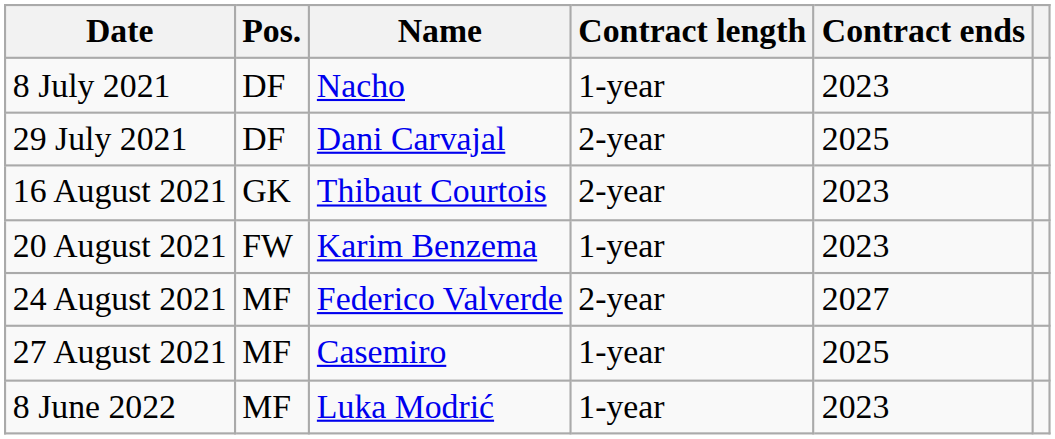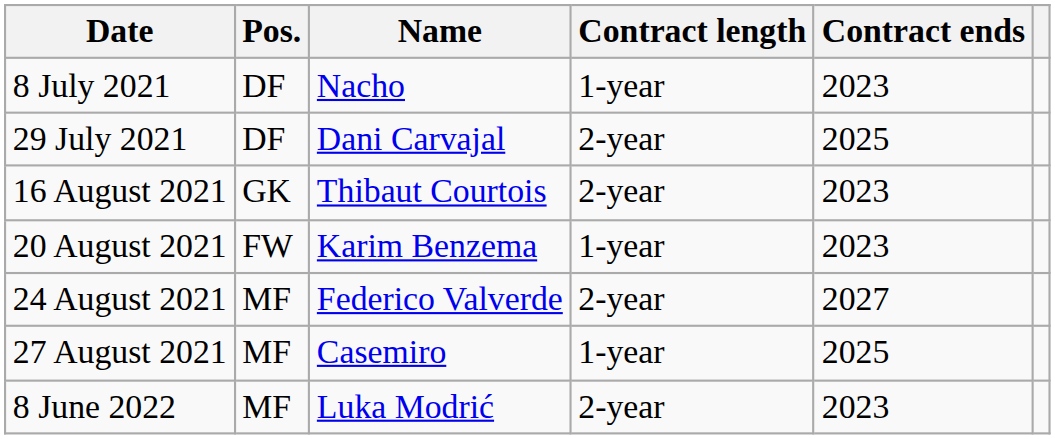(621, 406) 1-year -> (621, 406) 2-year
